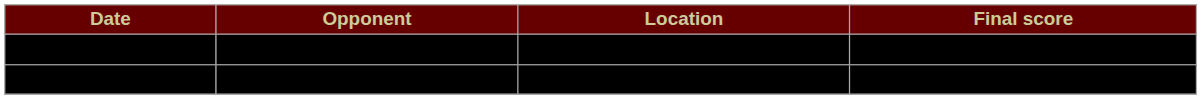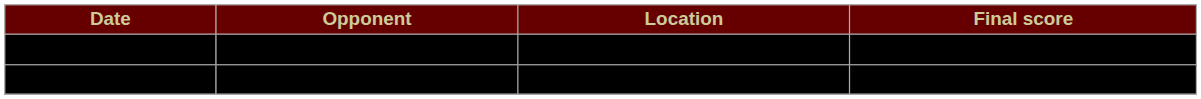rows swapped: (110, 79) <-> (110, 49)
